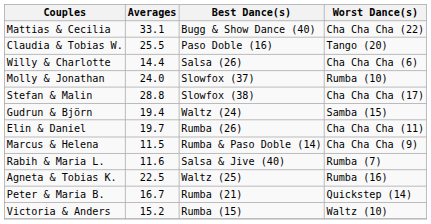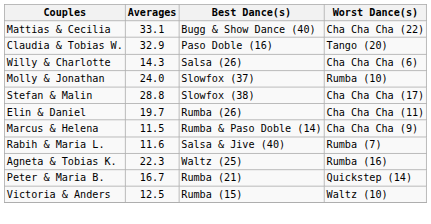(152, 46) 25.5 -> (152, 46) 32.9
(152, 62) 14.4 -> (152, 62) 14.3
- row: (50, 112)
(152, 178) 22.5 -> (152, 161) 22.3
(152, 211) 15.2 -> (152, 194) 12.5
